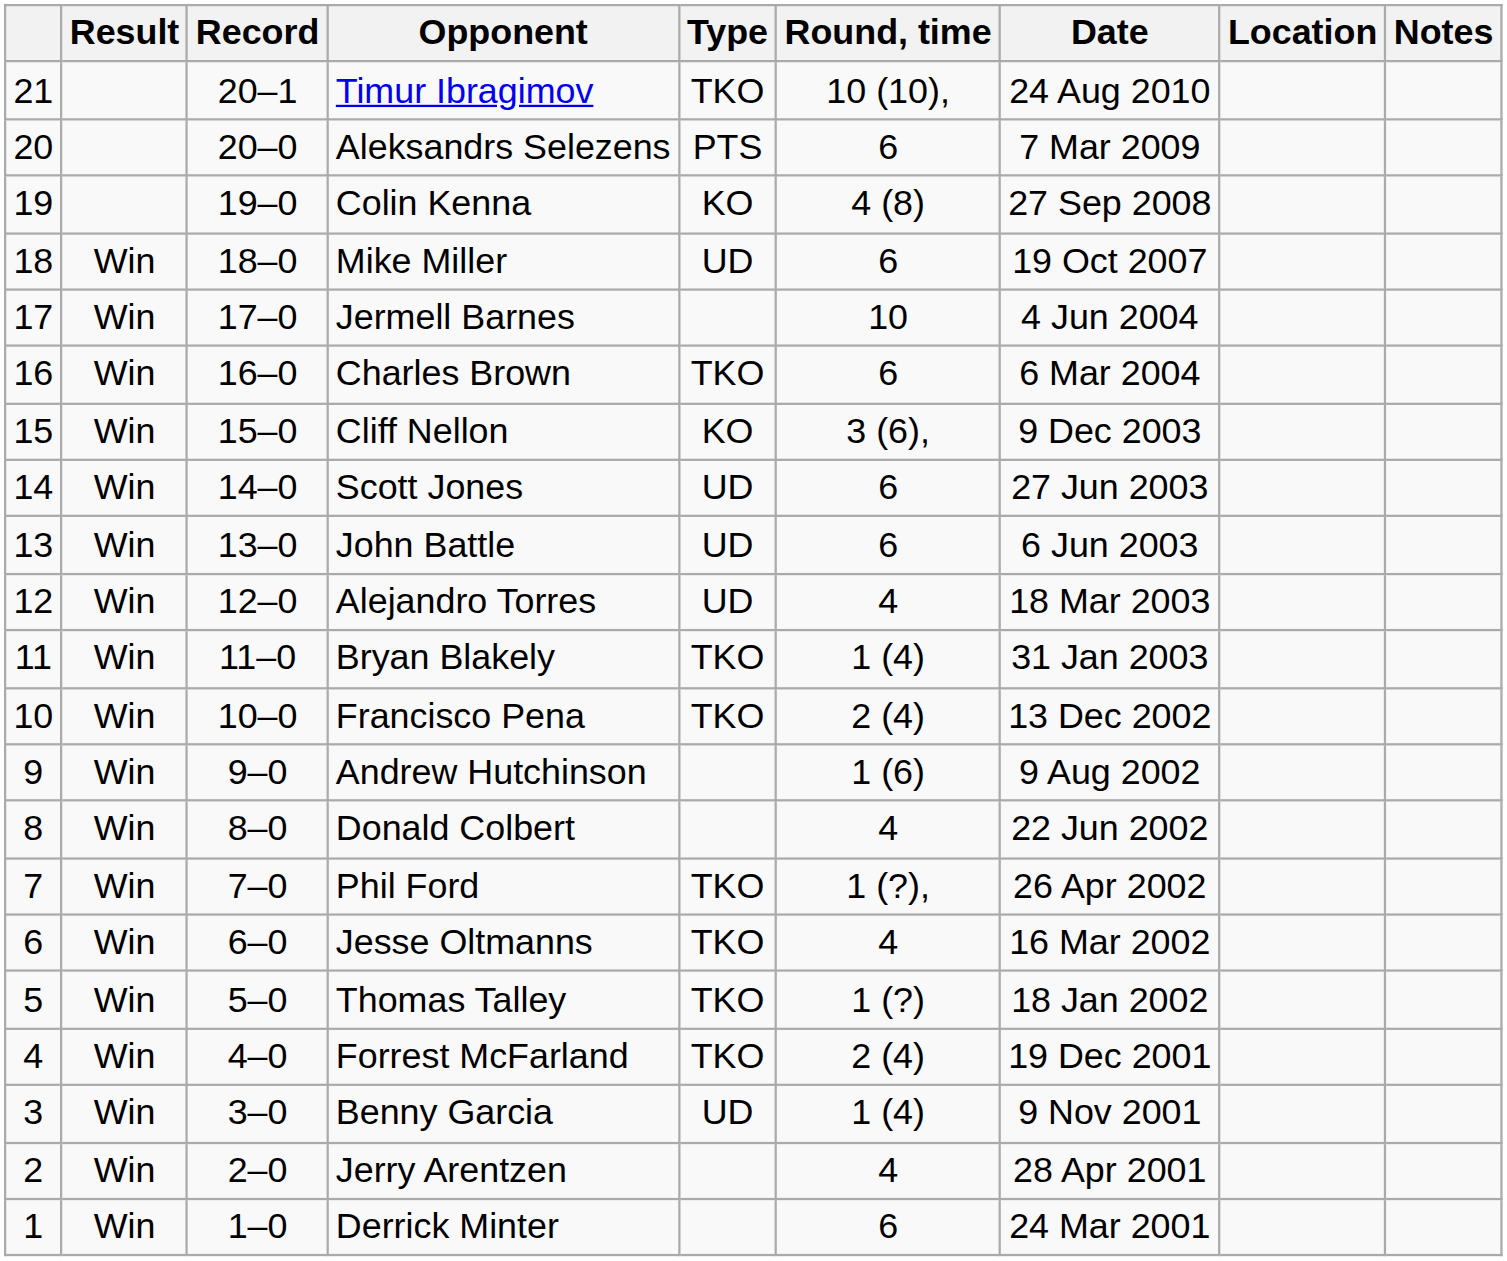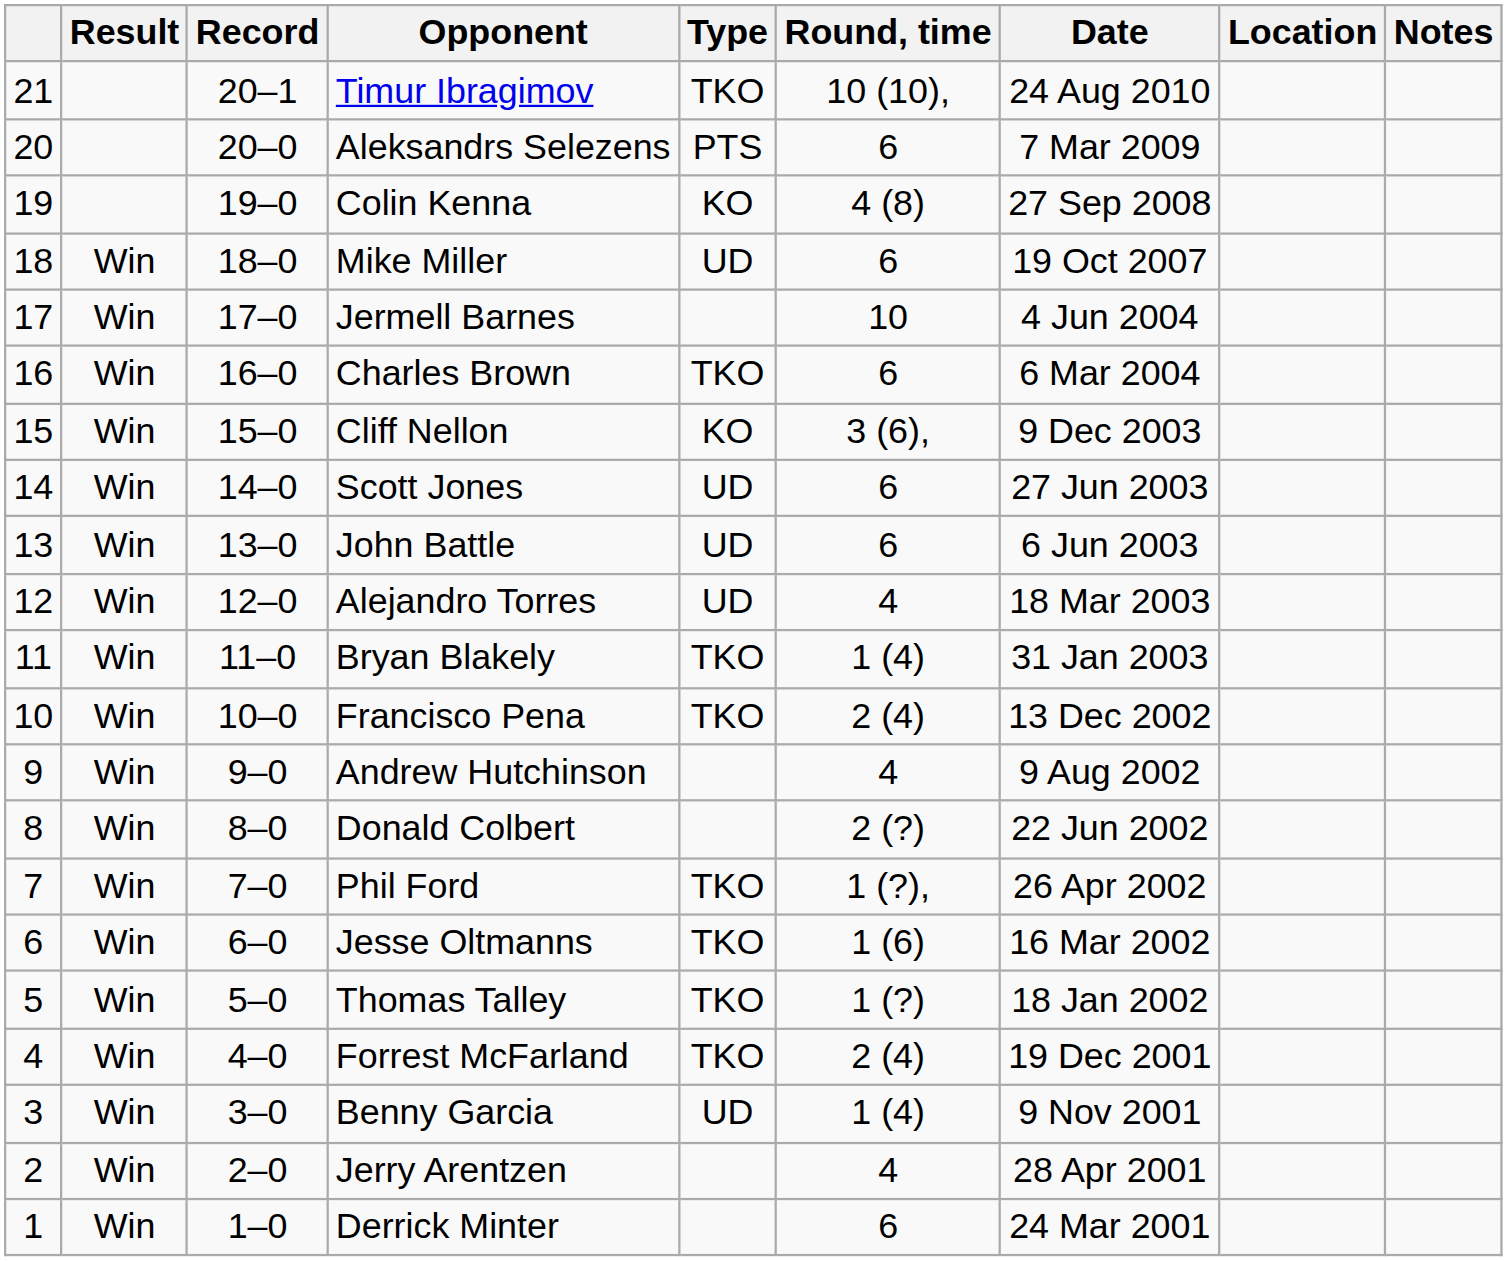(888, 771) 1 (6) -> (888, 771) 4
(888, 828) 4 -> (888, 828) 2 (?)
(888, 942) 4 -> (888, 942) 1 (6)
